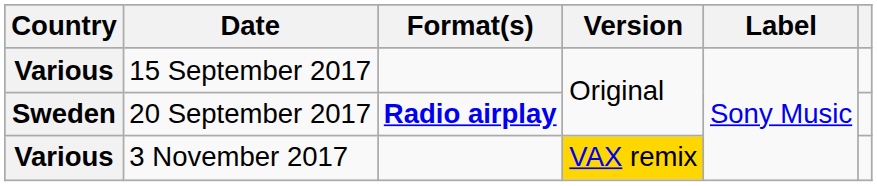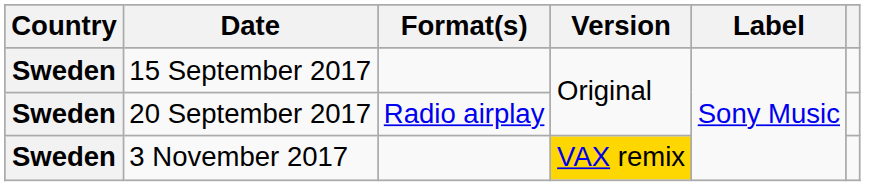(64, 69) Various -> (64, 69) Sweden
(470, 113) bold -> (464, 113) normal
(64, 157) Various -> (64, 157) Sweden
